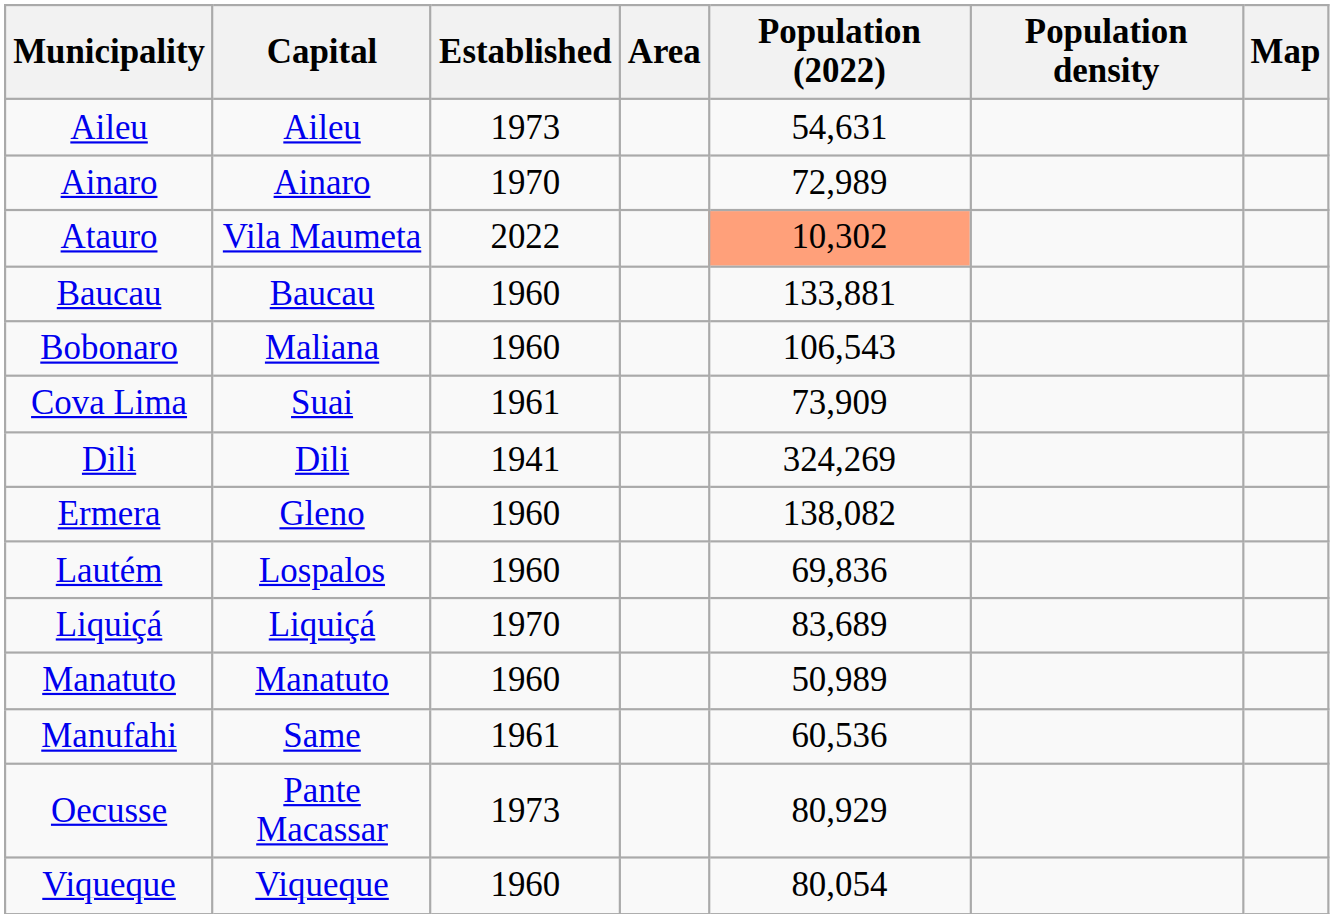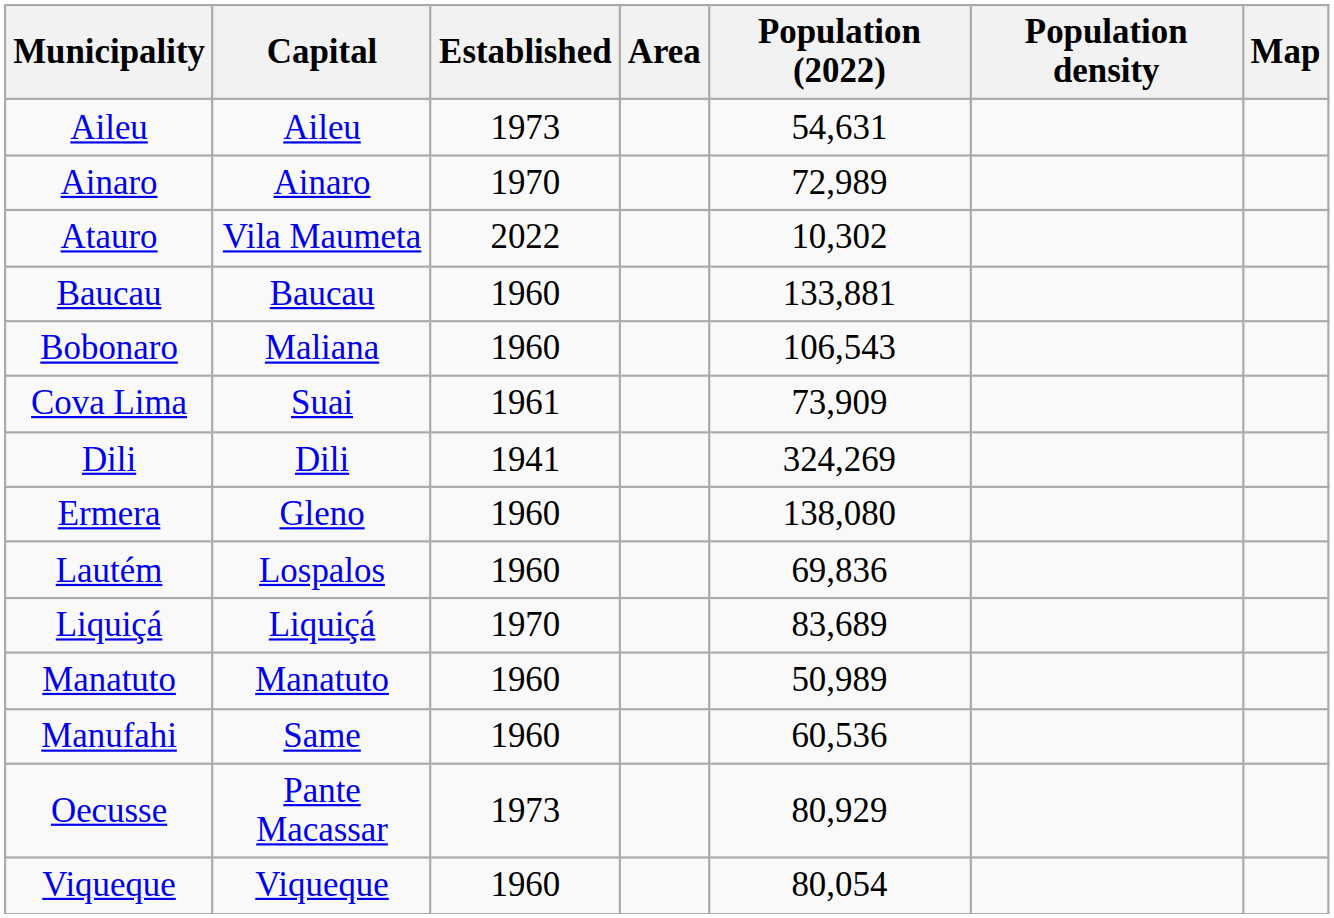(839, 237) lightsalmon background -> (839, 237) no background
(839, 513) 138,082 -> (839, 513) 138,080
(525, 735) 1961 -> (525, 735) 1960
